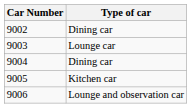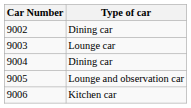(92, 78) Kitchen car -> (126, 78) Lounge and observation car
(126, 95) Lounge and observation car -> (92, 95) Kitchen car
